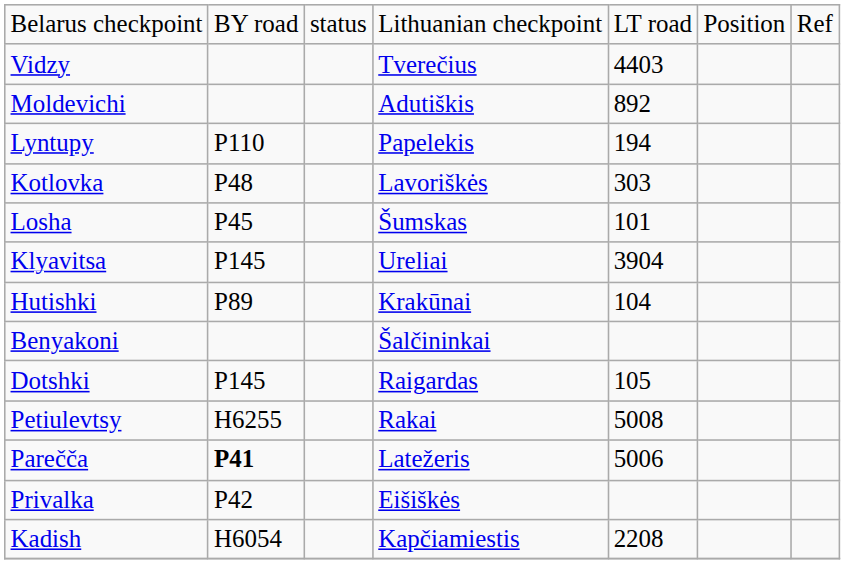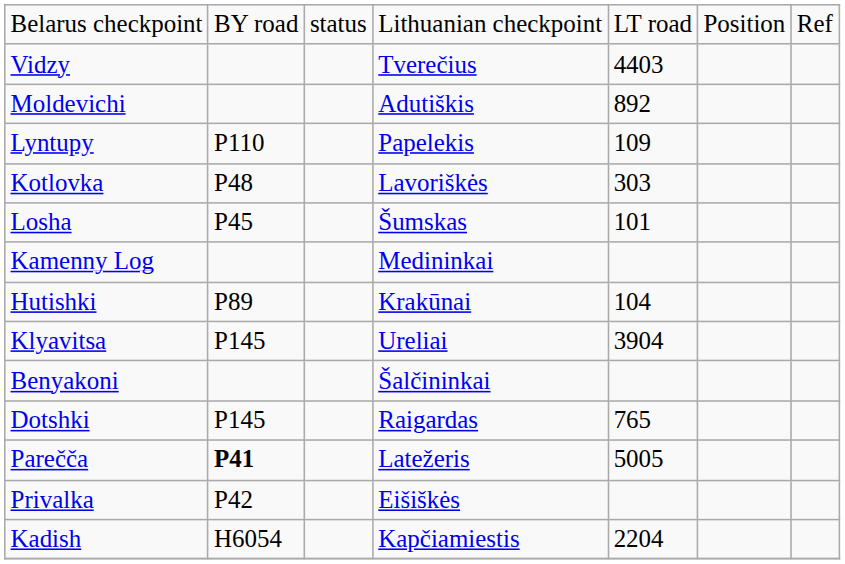(632, 143) 194 -> (632, 143) 109
+ row: (82, 261)
rows swapped: (58, 261) <-> (54, 301)
(632, 380) 105 -> (632, 420) 765
- row: (66, 420)
(639, 459) 5006 -> (639, 459) 5005
(639, 538) 2208 -> (639, 538) 2204
